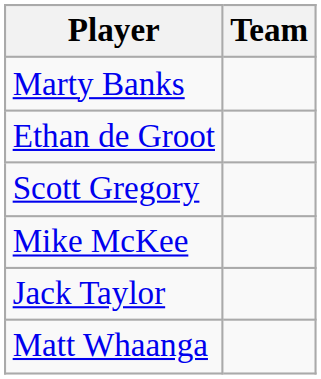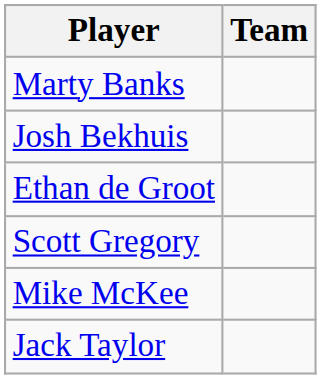+ row: (101, 135)
- row: (110, 345)
